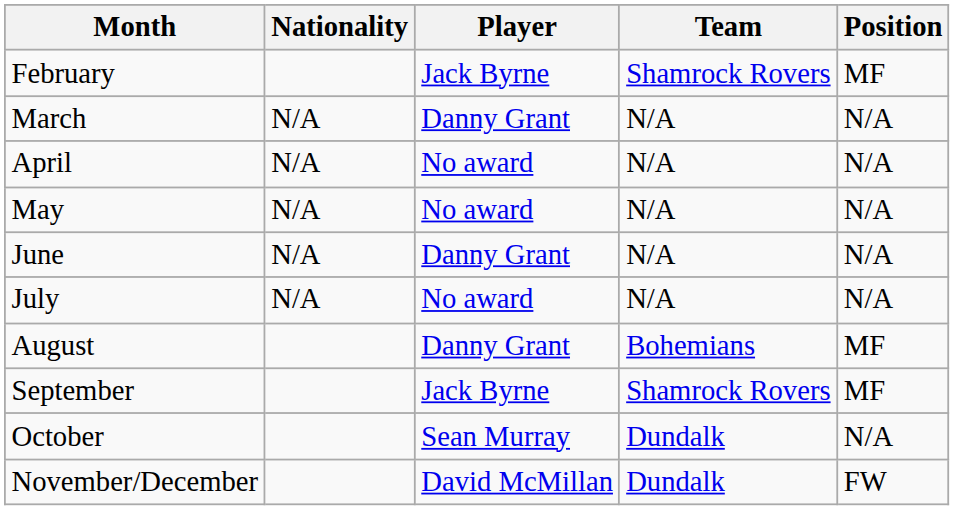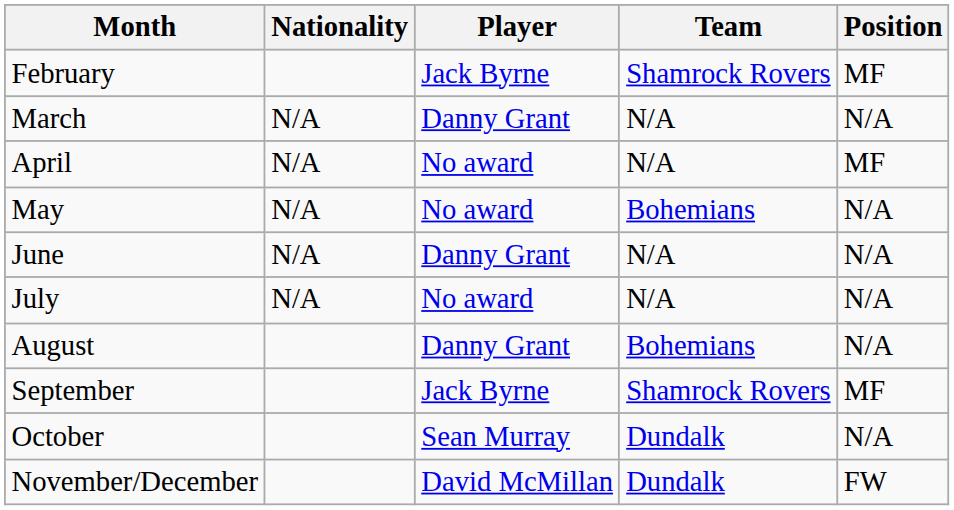(868, 163) N/A -> (864, 163) MF
(651, 208) N/A -> (691, 208) Bohemians
(864, 345) MF -> (868, 345) N/A
